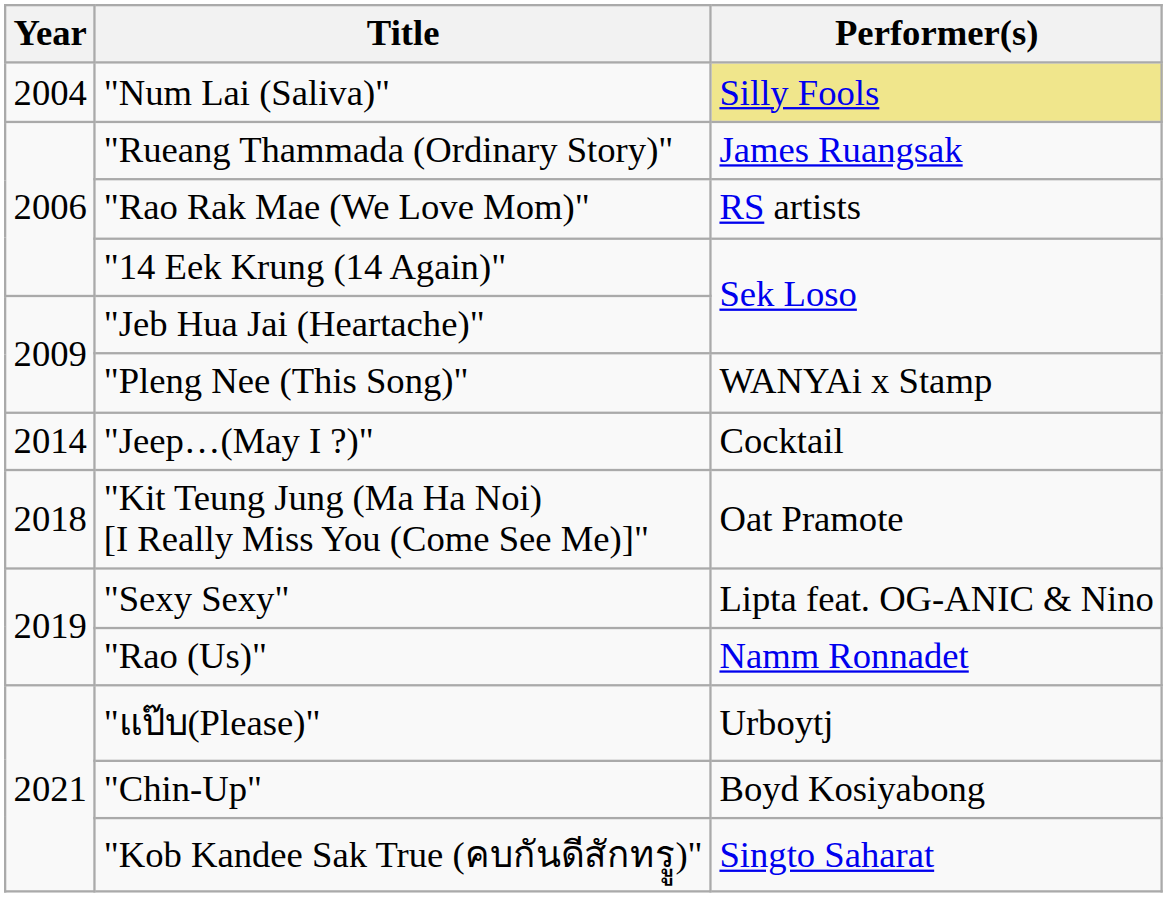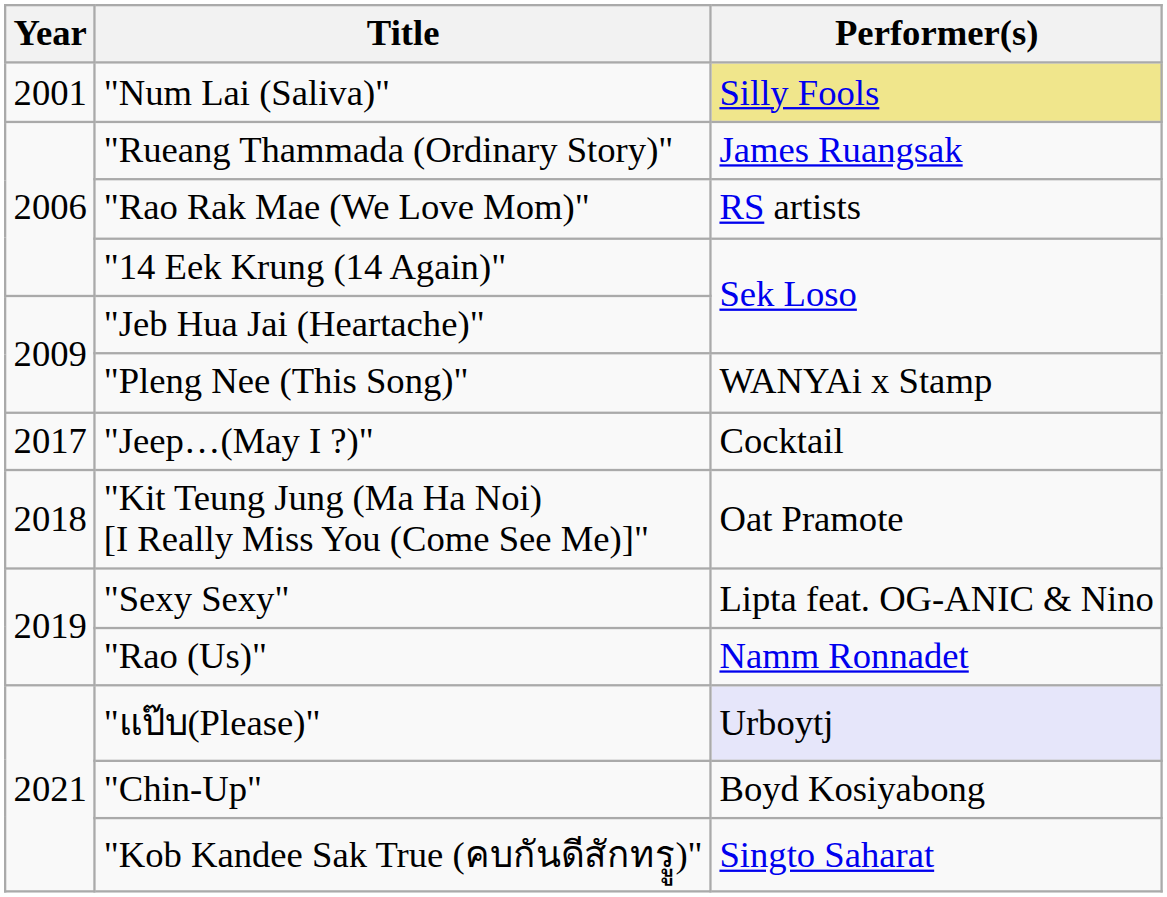(50, 91) 2004 -> (50, 91) 2001
(50, 440) 2014 -> (50, 440) 2017
(776, 721) no background -> (776, 721) lavender background
